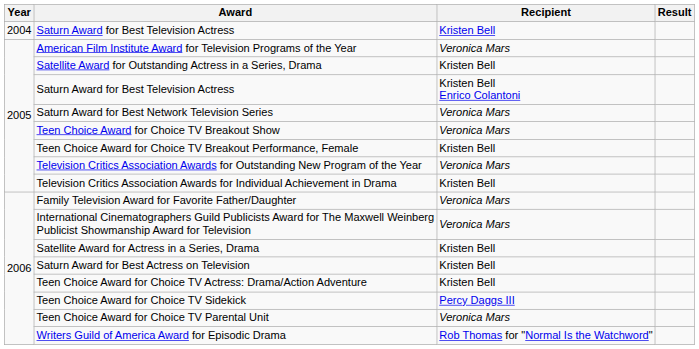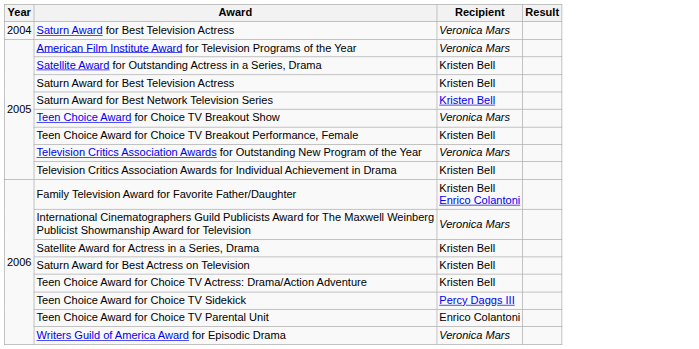(467, 30) Kristen Bell -> (475, 30) Veronica Mars
(480, 89) Kristen Bell Enrico Colantoni -> (467, 83) Kristen Bell
(475, 113) Veronica Mars -> (467, 100) Kristen Bell
(475, 200) Veronica Mars -> (480, 194) Kristen Bell Enrico Colantoni
(475, 318) Veronica Mars -> (480, 318) Enrico Colantoni
(546, 335) Rob Thomas for "Normal Is the Watchword" -> (475, 335) Veronica Mars
